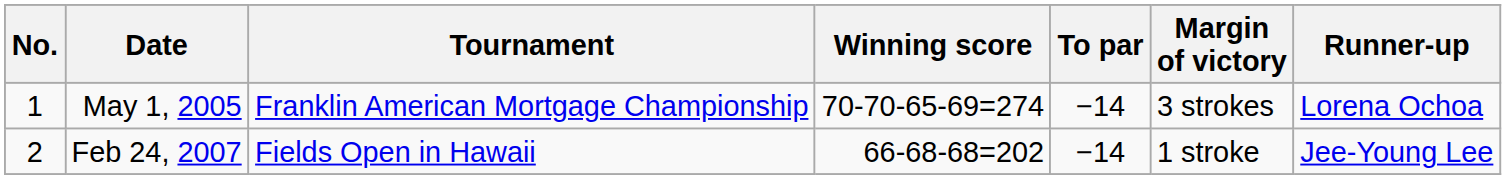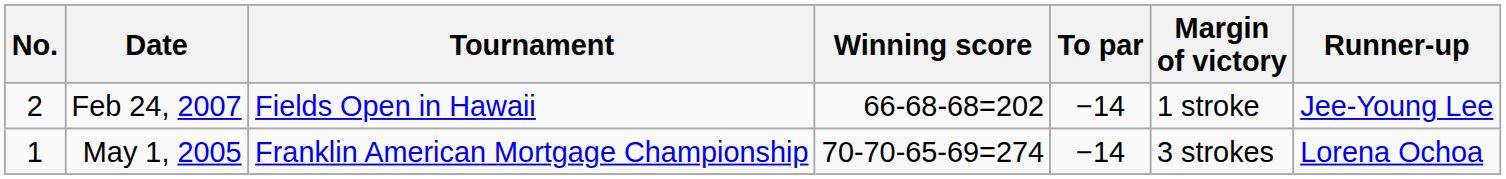rows swapped: (162, 106) <-> (157, 152)
